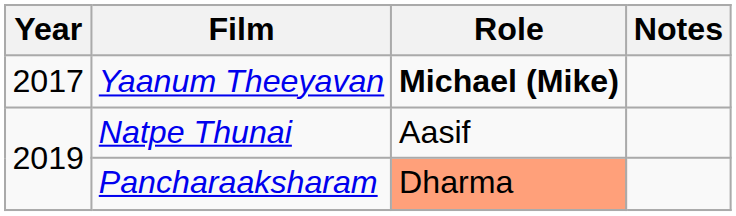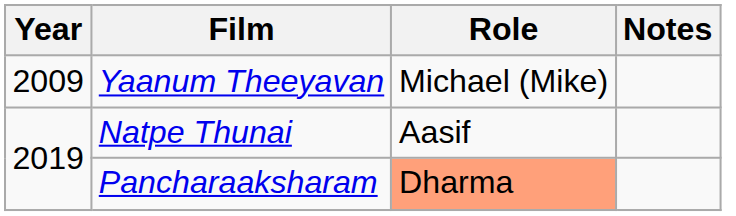(48, 81) 2017 -> (48, 81) 2009
(509, 81) bold -> (504, 81) normal
